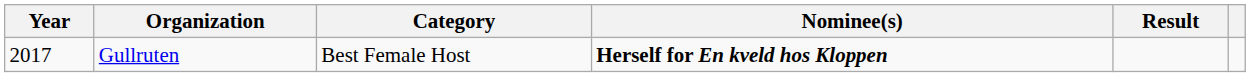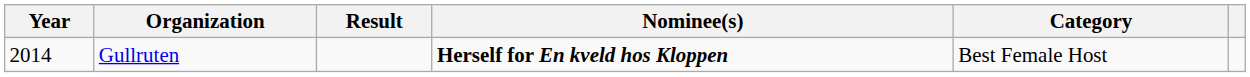columns swapped: (454, 21) <-> (1171, 21)
(30, 54) 2017 -> (30, 54) 2014
